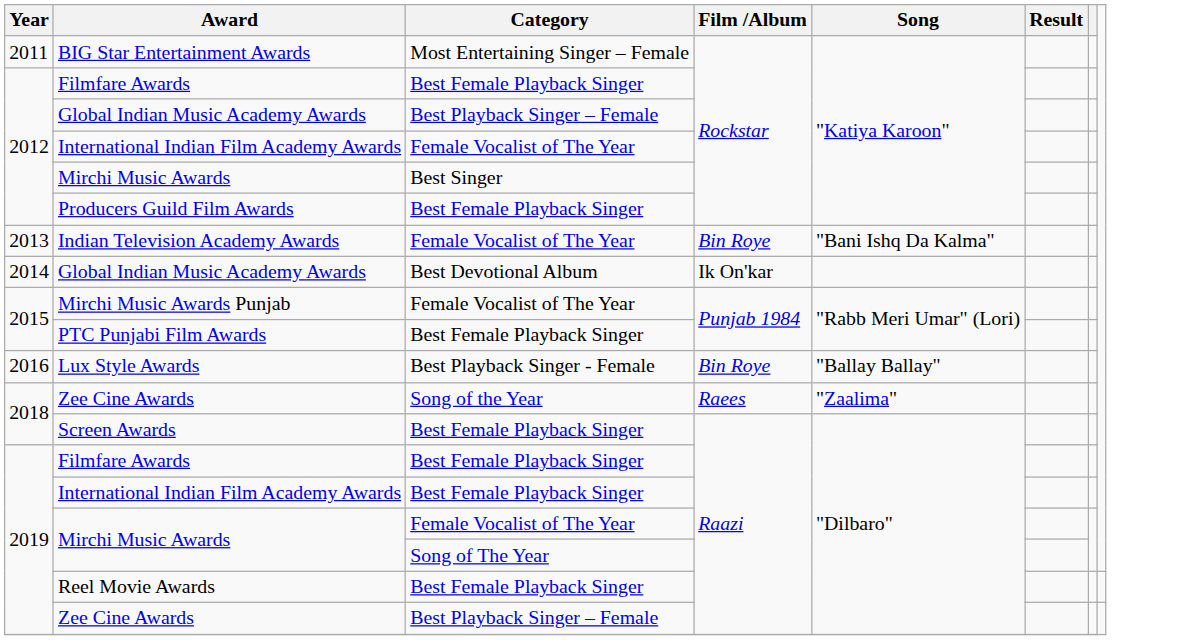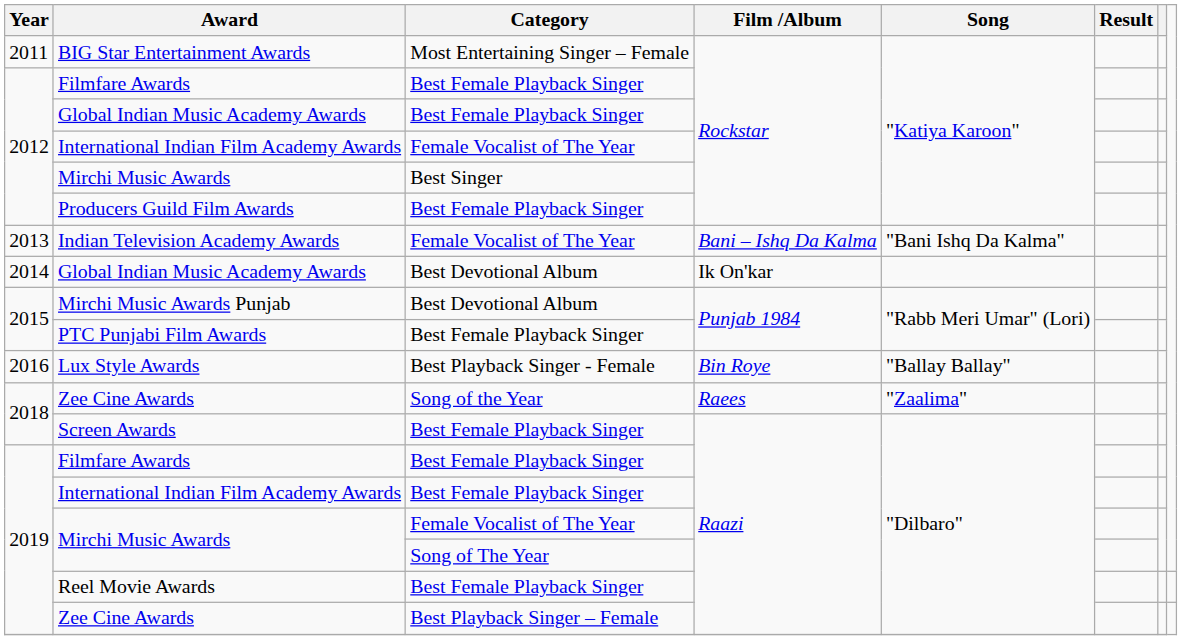(534, 114) Best Playback Singer – Female -> (527, 114) Best Female Playback Singer
(734, 240) Bin Roye -> (788, 240) Bani – Ishq Da Kalma
(522, 303) Female Vocalist of The Year -> (504, 303) Best Devotional Album
